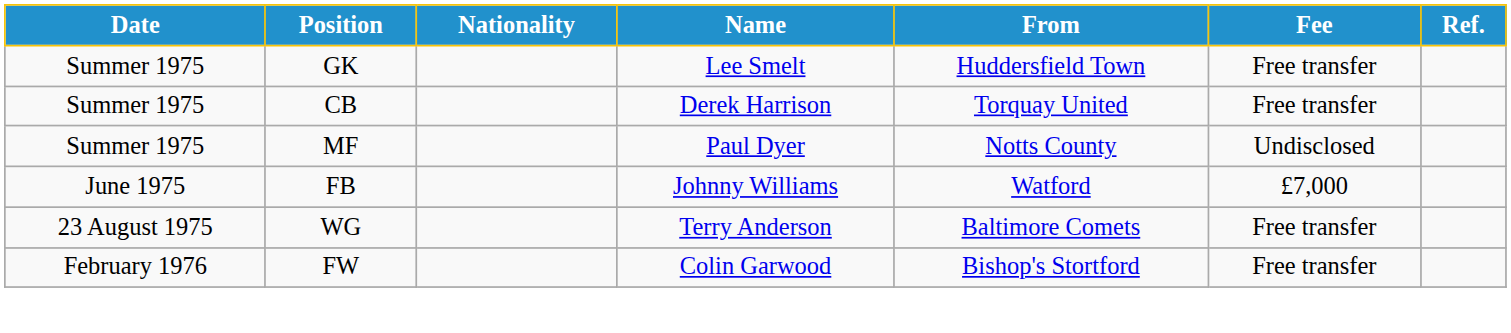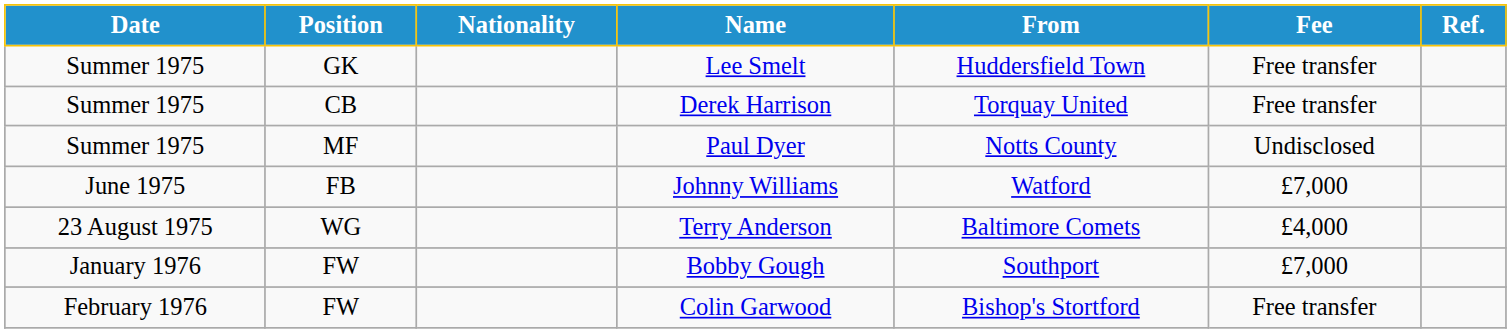(1314, 226) Free transfer -> (1314, 226) £4,000
+ row: (756, 267)
